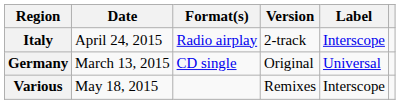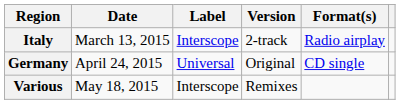columns swapped: (217, 16) <-> (354, 16)
(119, 39) April 24, 2015 -> (122, 39) March 13, 2015
(122, 63) March 13, 2015 -> (119, 63) April 24, 2015
